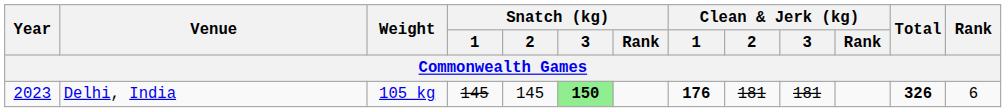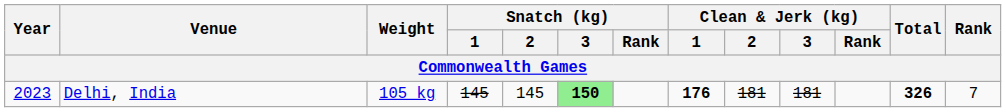(973, 94) 6 -> (973, 94) 7
